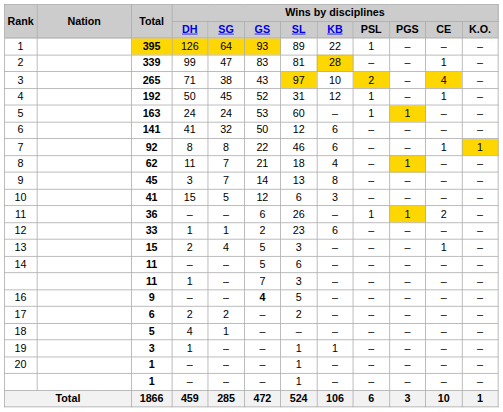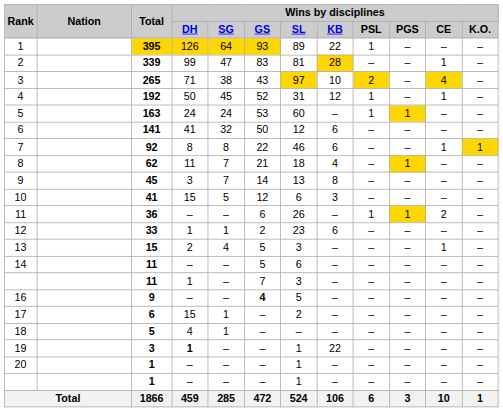(190, 314) 2 -> (190, 314) 15
(226, 314) 2 -> (226, 314) 1
(190, 348) normal -> (190, 348) bold
(335, 348) 1 -> (335, 348) 22
